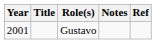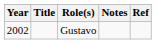(18, 30) 2001 -> (18, 30) 2002
